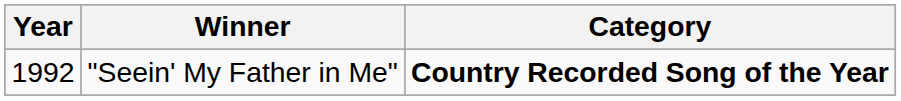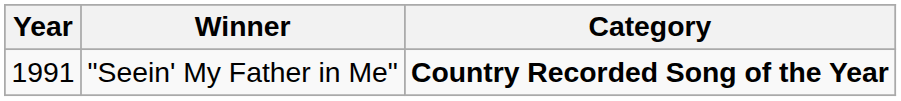(43, 71) 1992 -> (43, 71) 1991
